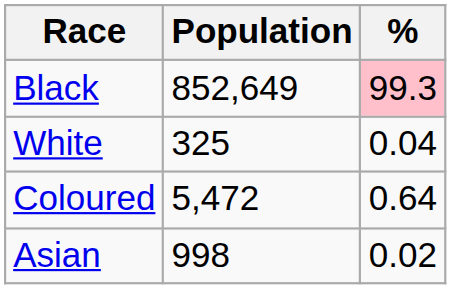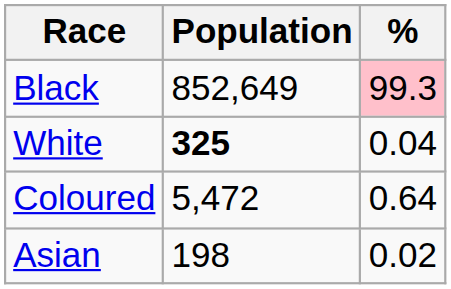(201, 143) normal -> (201, 143) bold
(201, 254) 998 -> (201, 254) 198
